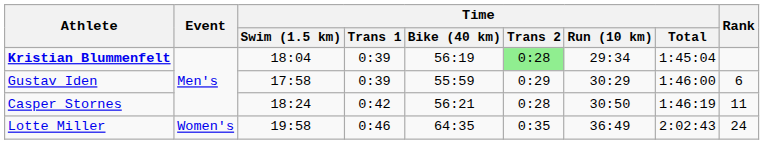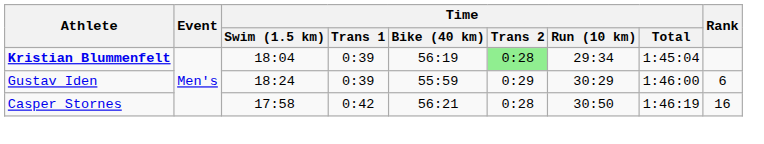(291, 81) 17:58 -> (275, 81) 18:24
(291, 104) 18:24 -> (275, 104) 17:58
(739, 104) 11 -> (722, 104) 16
- row: (57, 127)
